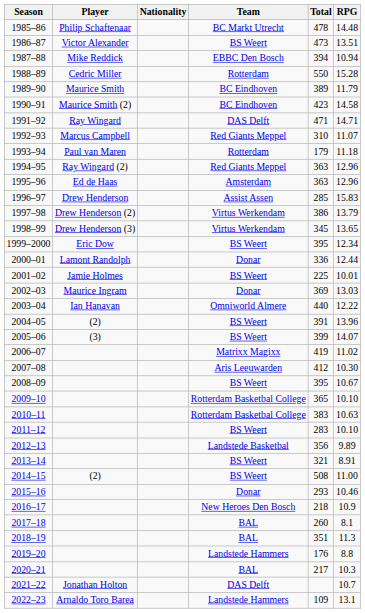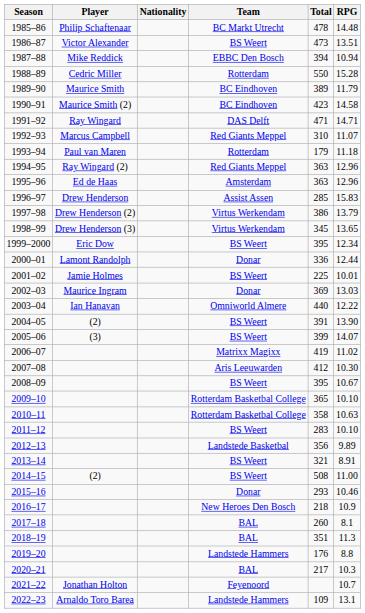(347, 321) 13.96 -> (347, 321) 13.90
(321, 414) 383 -> (321, 414) 358
(248, 584) DAS Delft -> (248, 584) Feyenoord
